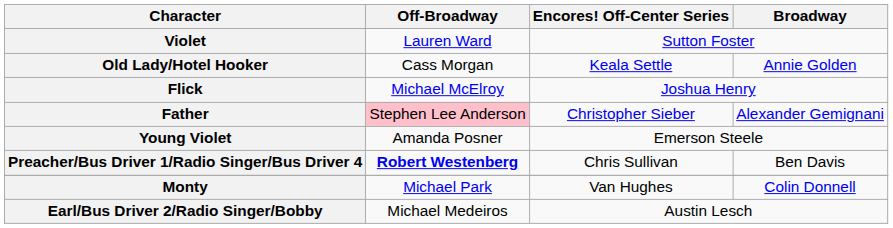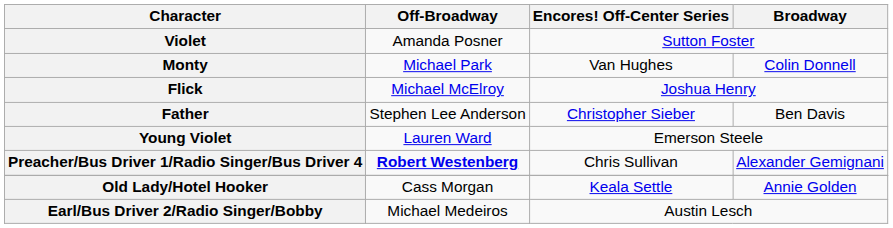(448, 41) Lauren Ward -> (448, 41) Amanda Posner
rows swapped: (185, 187) <-> (185, 65)
(448, 114) pink background -> (448, 114) no background
(810, 114) Alexander Gemignani -> (810, 114) Ben Davis
(448, 138) Amanda Posner -> (448, 138) Lauren Ward
(810, 162) Ben Davis -> (810, 162) Alexander Gemignani
